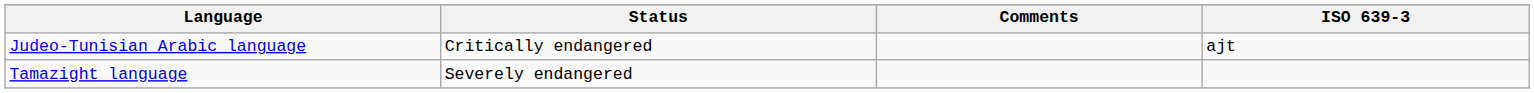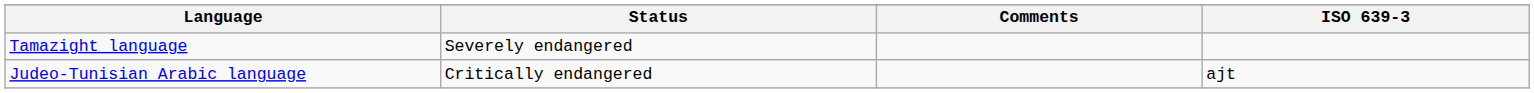rows swapped: (98, 74) <-> (158, 46)
